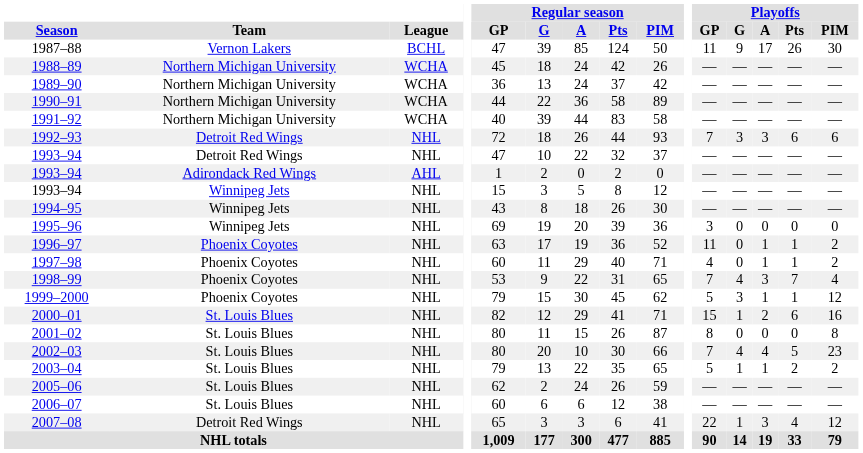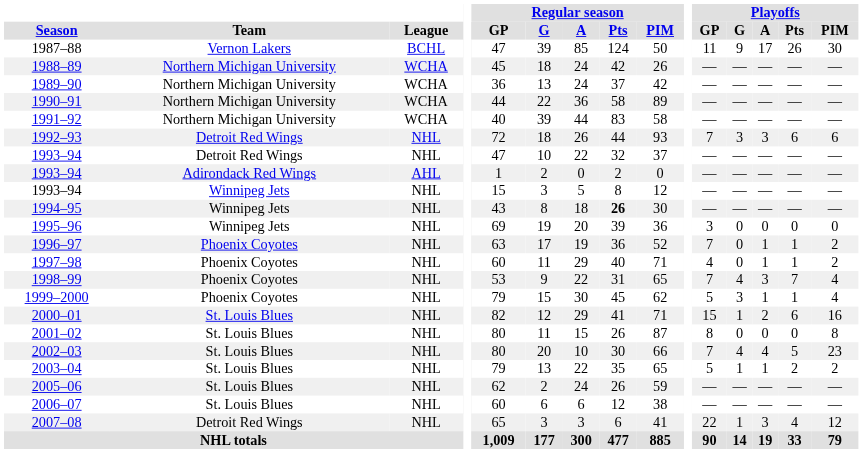(618, 208) normal -> (618, 208) bold
(709, 244) 11 -> (709, 244) 7
(835, 297) 12 -> (835, 297) 4
